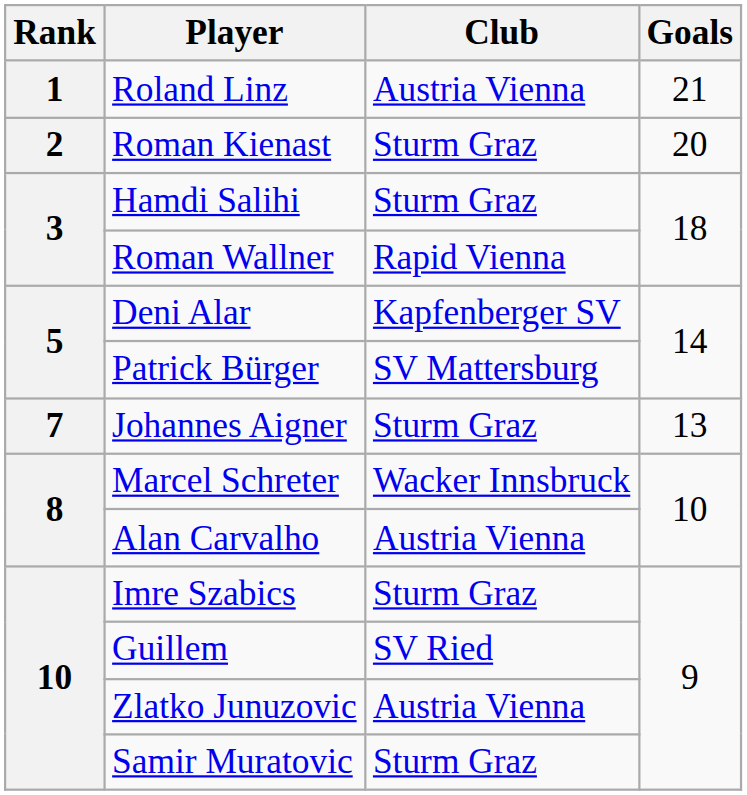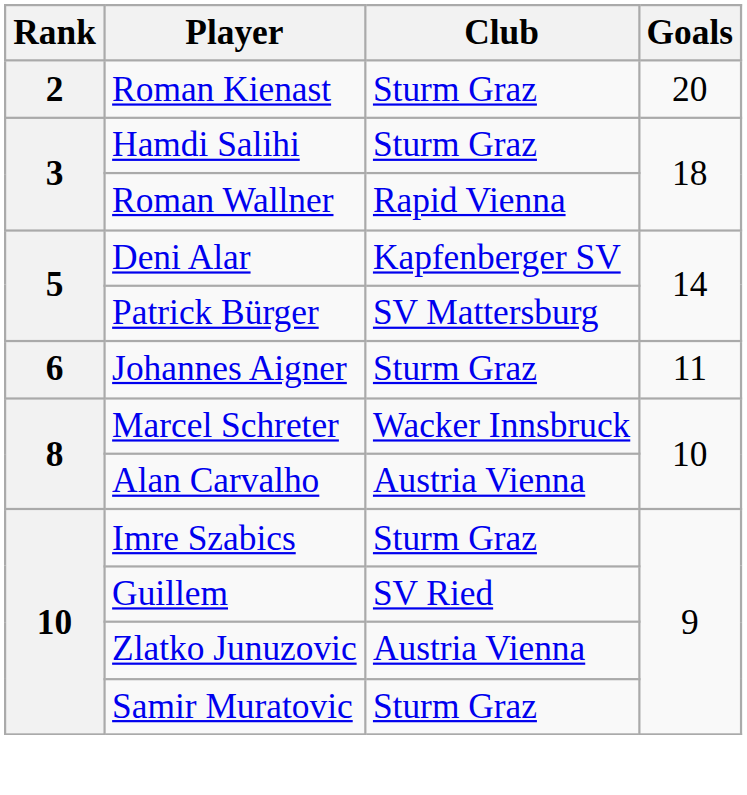- row: (200, 88)
(55, 425) 7 -> (55, 369) 6
(690, 425) 13 -> (690, 369) 11
